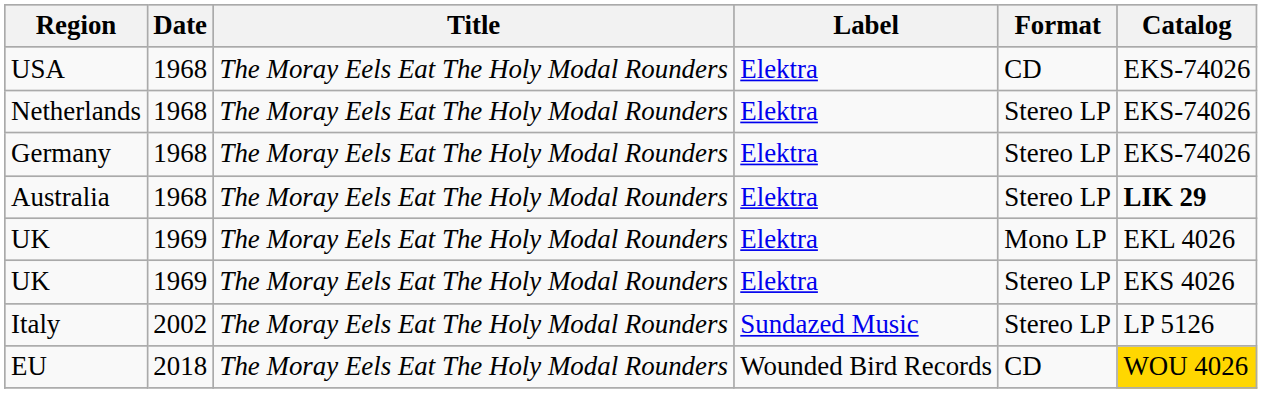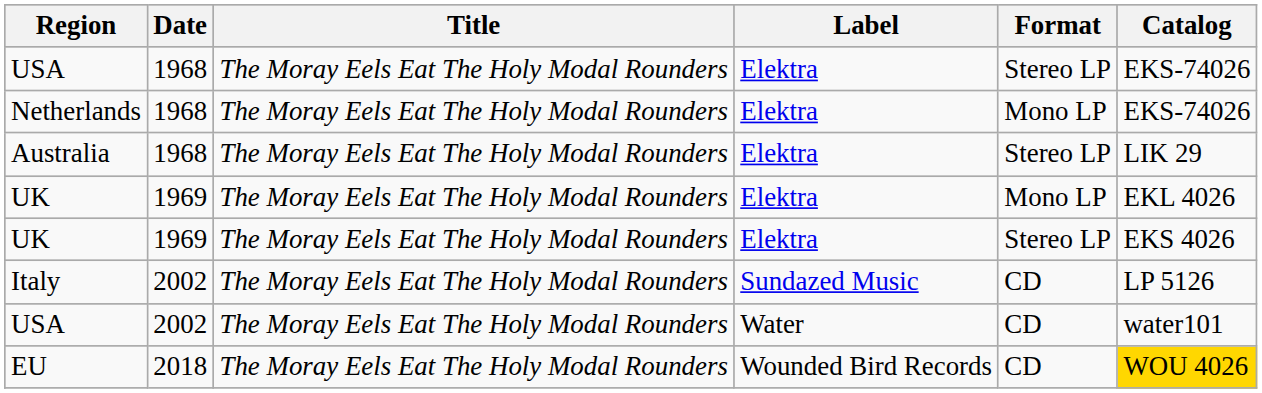(1023, 68) CD -> (1058, 68) Stereo LP
(1058, 111) Stereo LP -> (1055, 111) Mono LP
- row: (61, 153)
(1165, 196) bold -> (1163, 153) normal
(1058, 324) Stereo LP -> (1023, 281) CD
+ row: (38, 324)
